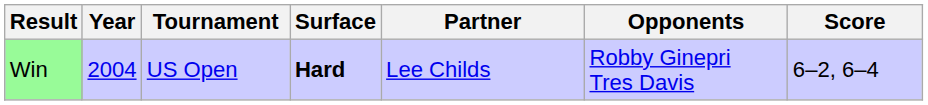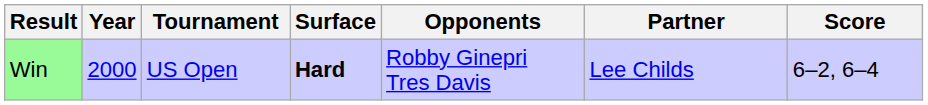columns swapped: (483, 22) <-> (686, 22)
(112, 69) 2004 -> (112, 69) 2000
